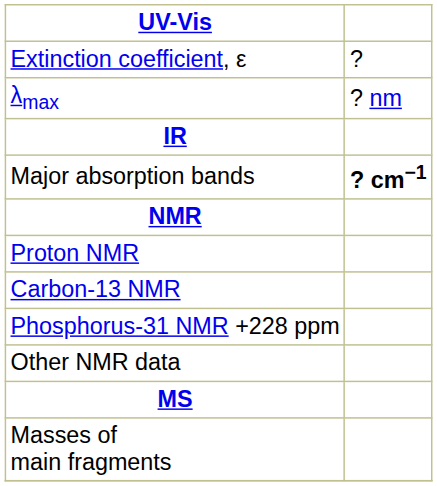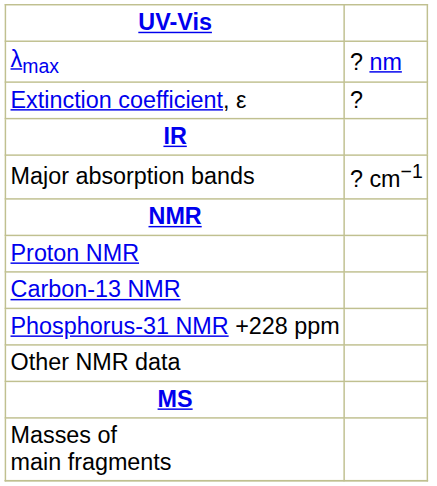rows swapped: (35, 98) <-> (128, 59)
(388, 176) bold -> (386, 176) normal
